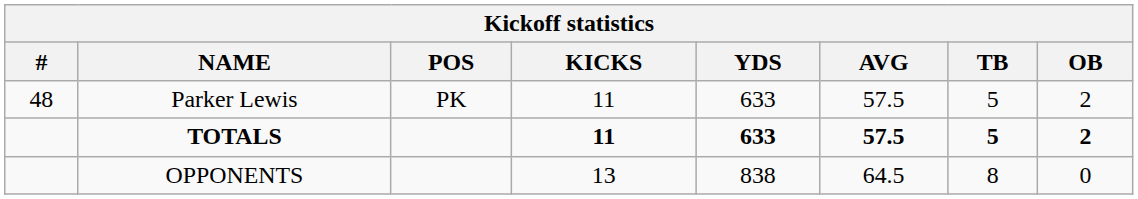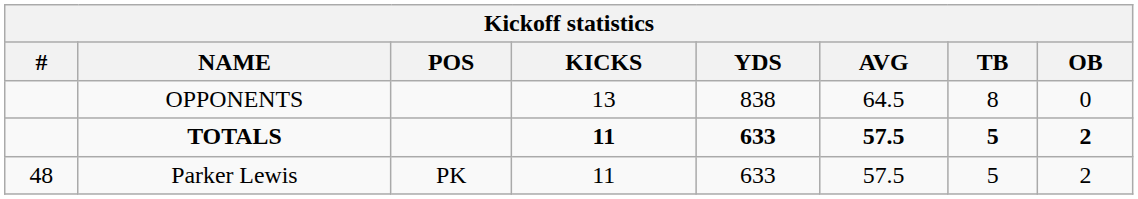rows swapped: (234, 99) <-> (234, 174)
